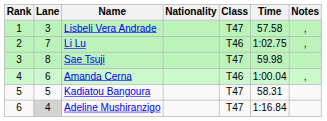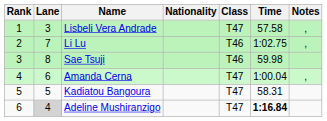(235, 60) T47 -> (235, 60) T46
(235, 76) T46 -> (235, 76) T47
(270, 108) normal -> (270, 108) bold
